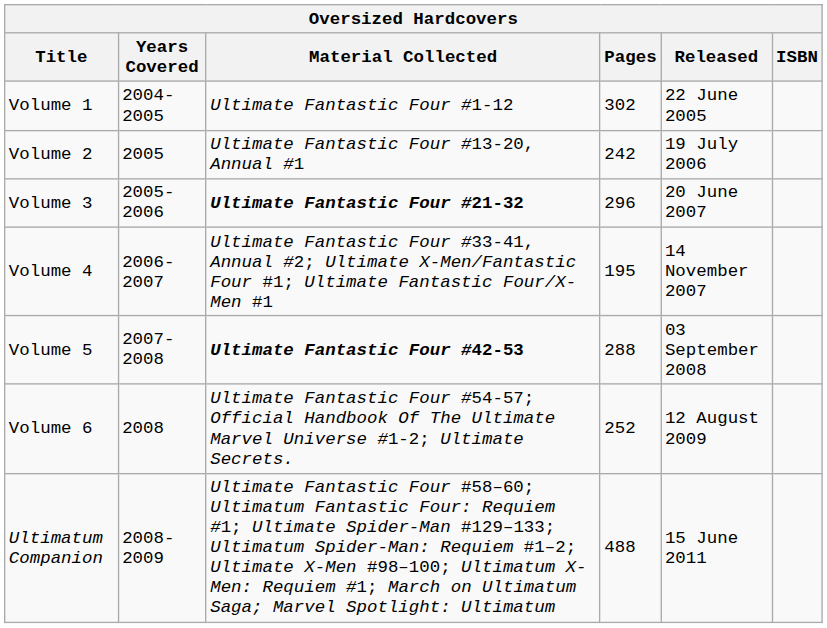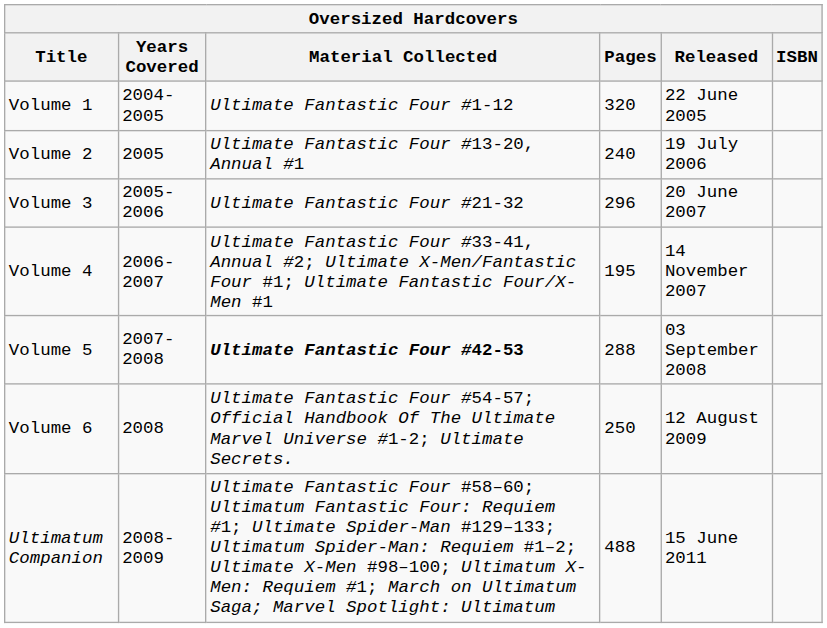(620, 106) 302 -> (620, 106) 320
(620, 154) 242 -> (620, 154) 240
(367, 203) bold -> (367, 203) normal
(620, 429) 252 -> (620, 429) 250
